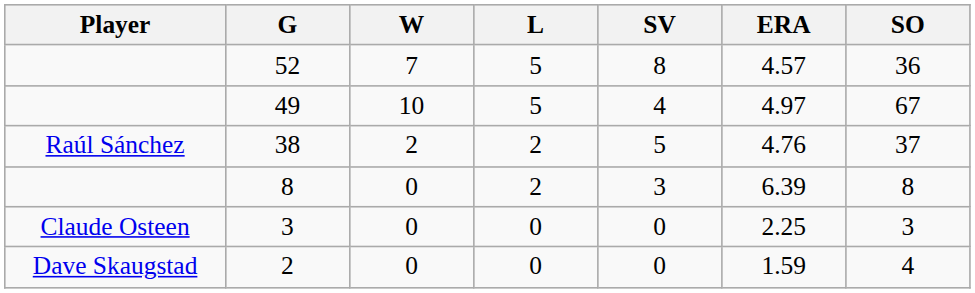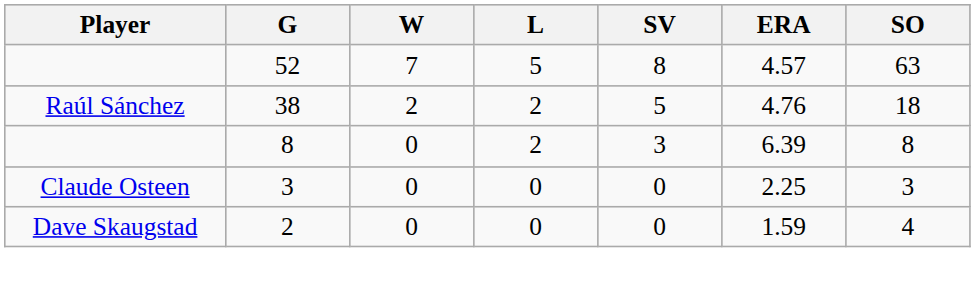(908, 65) 36 -> (908, 65) 63
- row: (287, 105)
(908, 145) 37 -> (908, 105) 18
